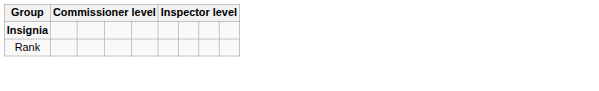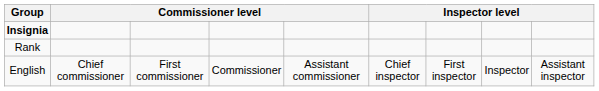+ row: (27, 71)
